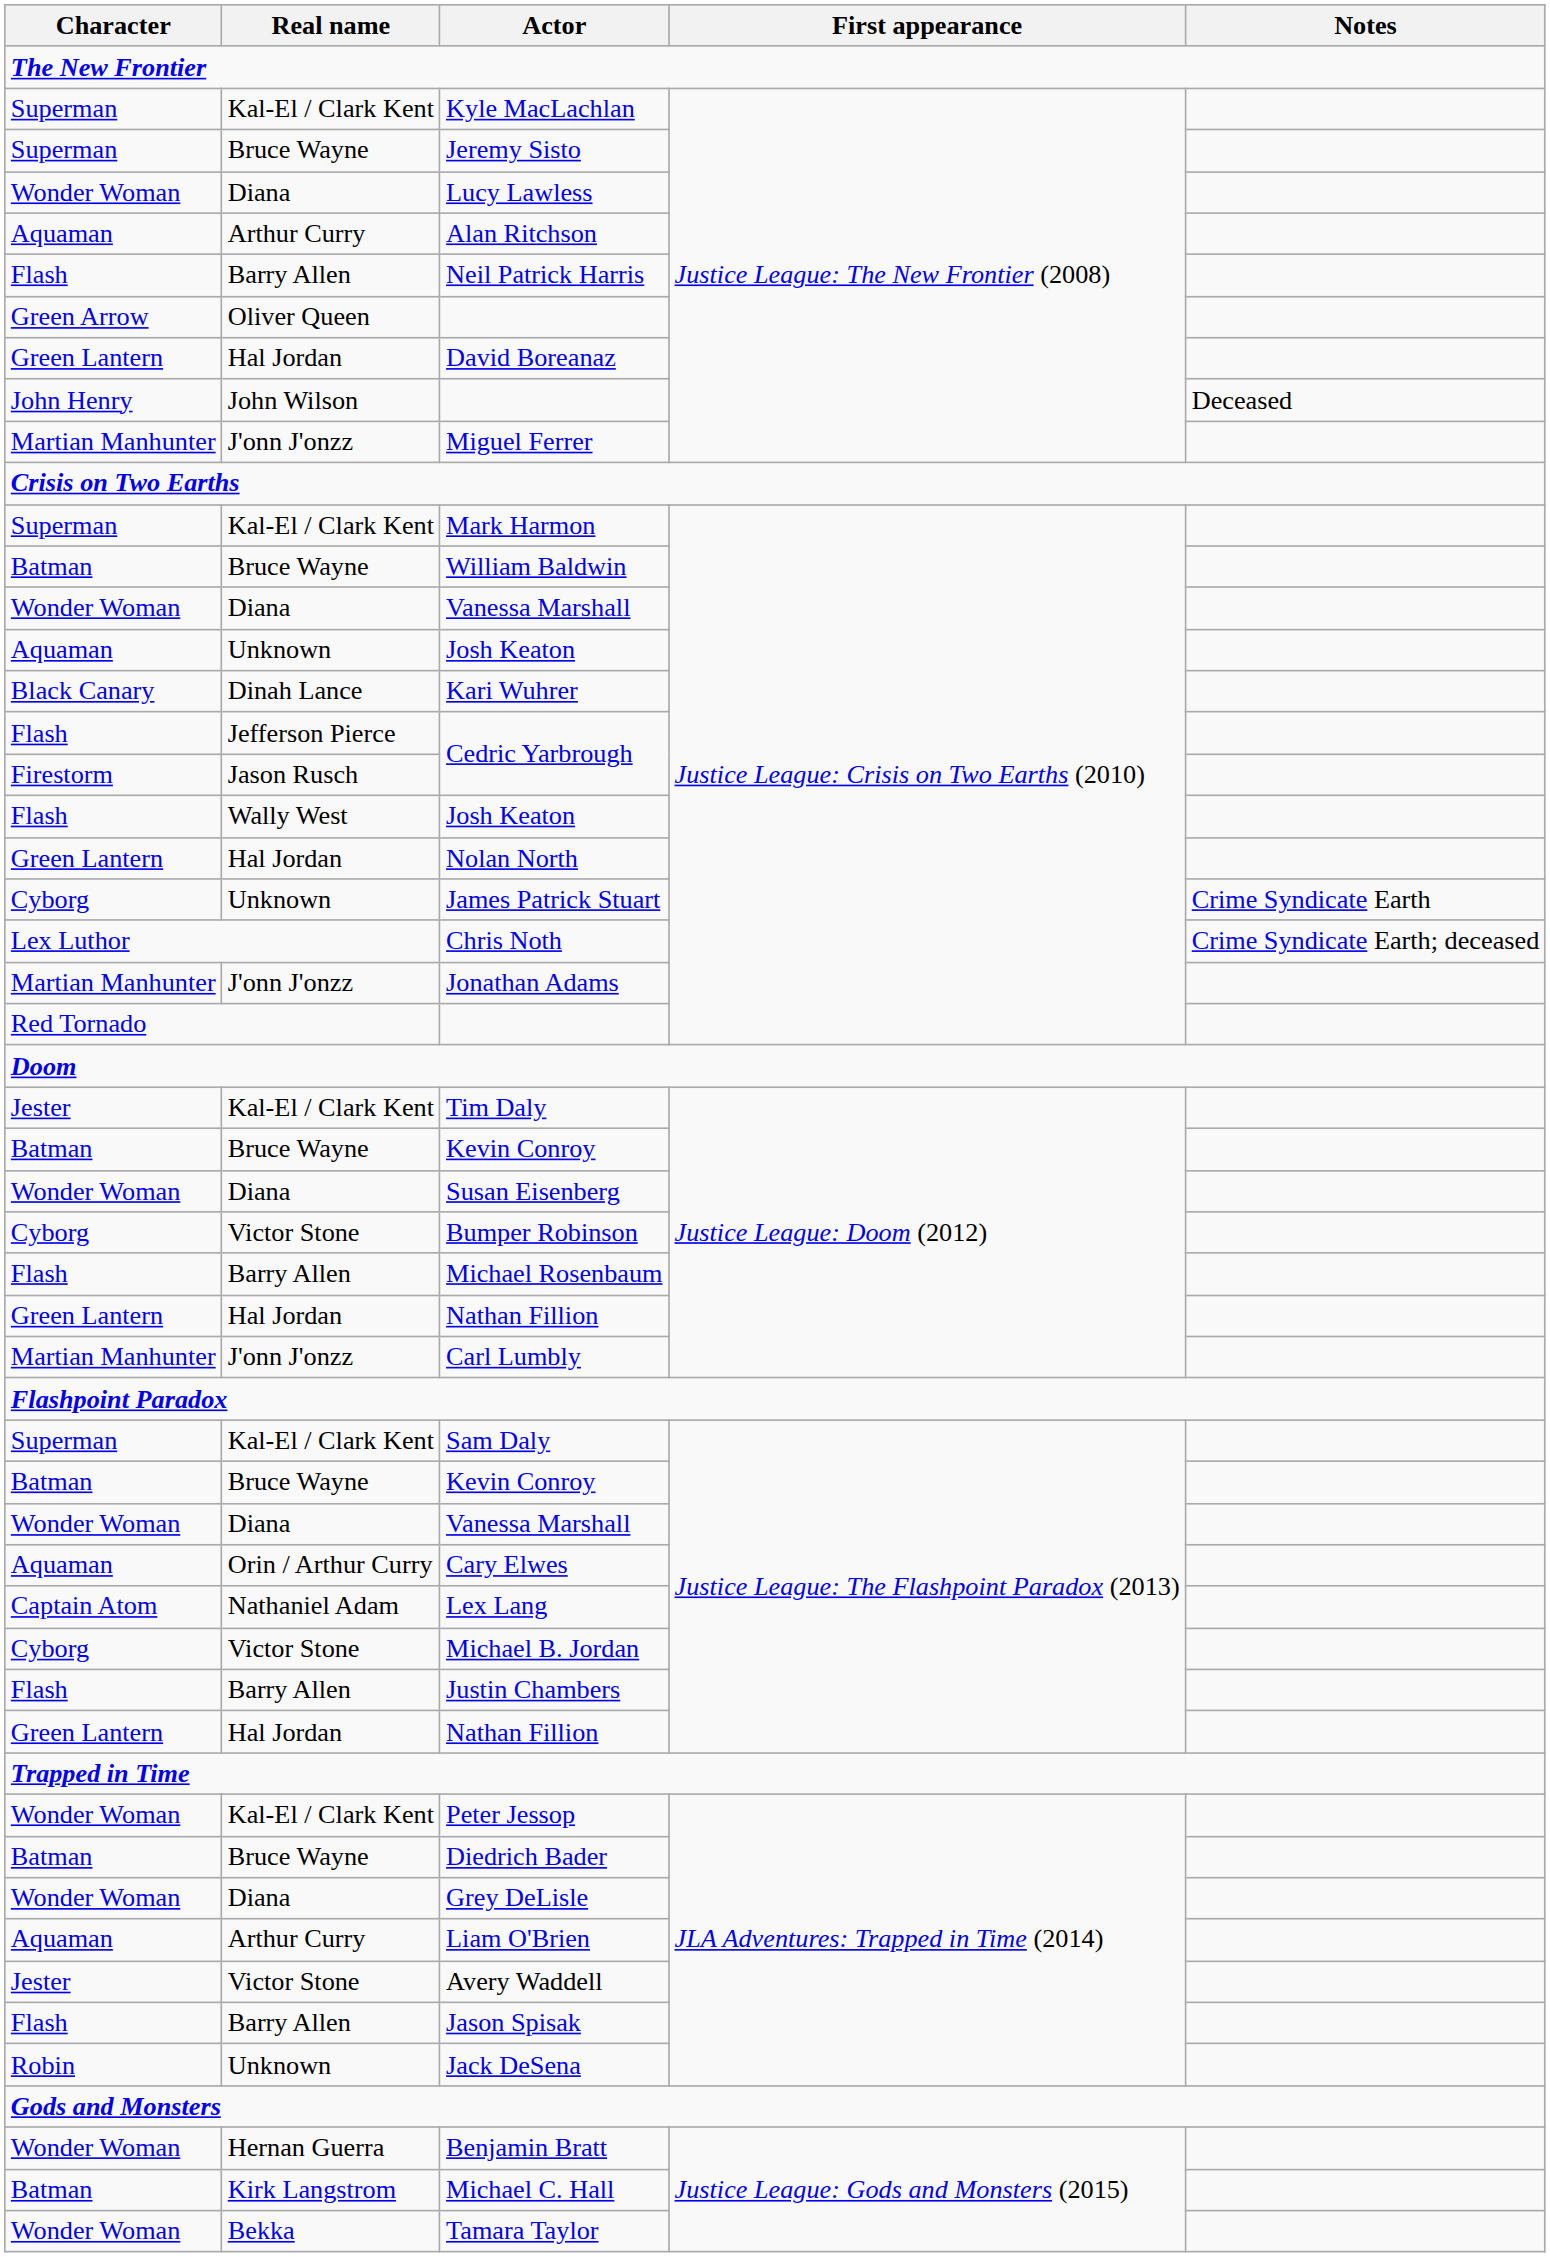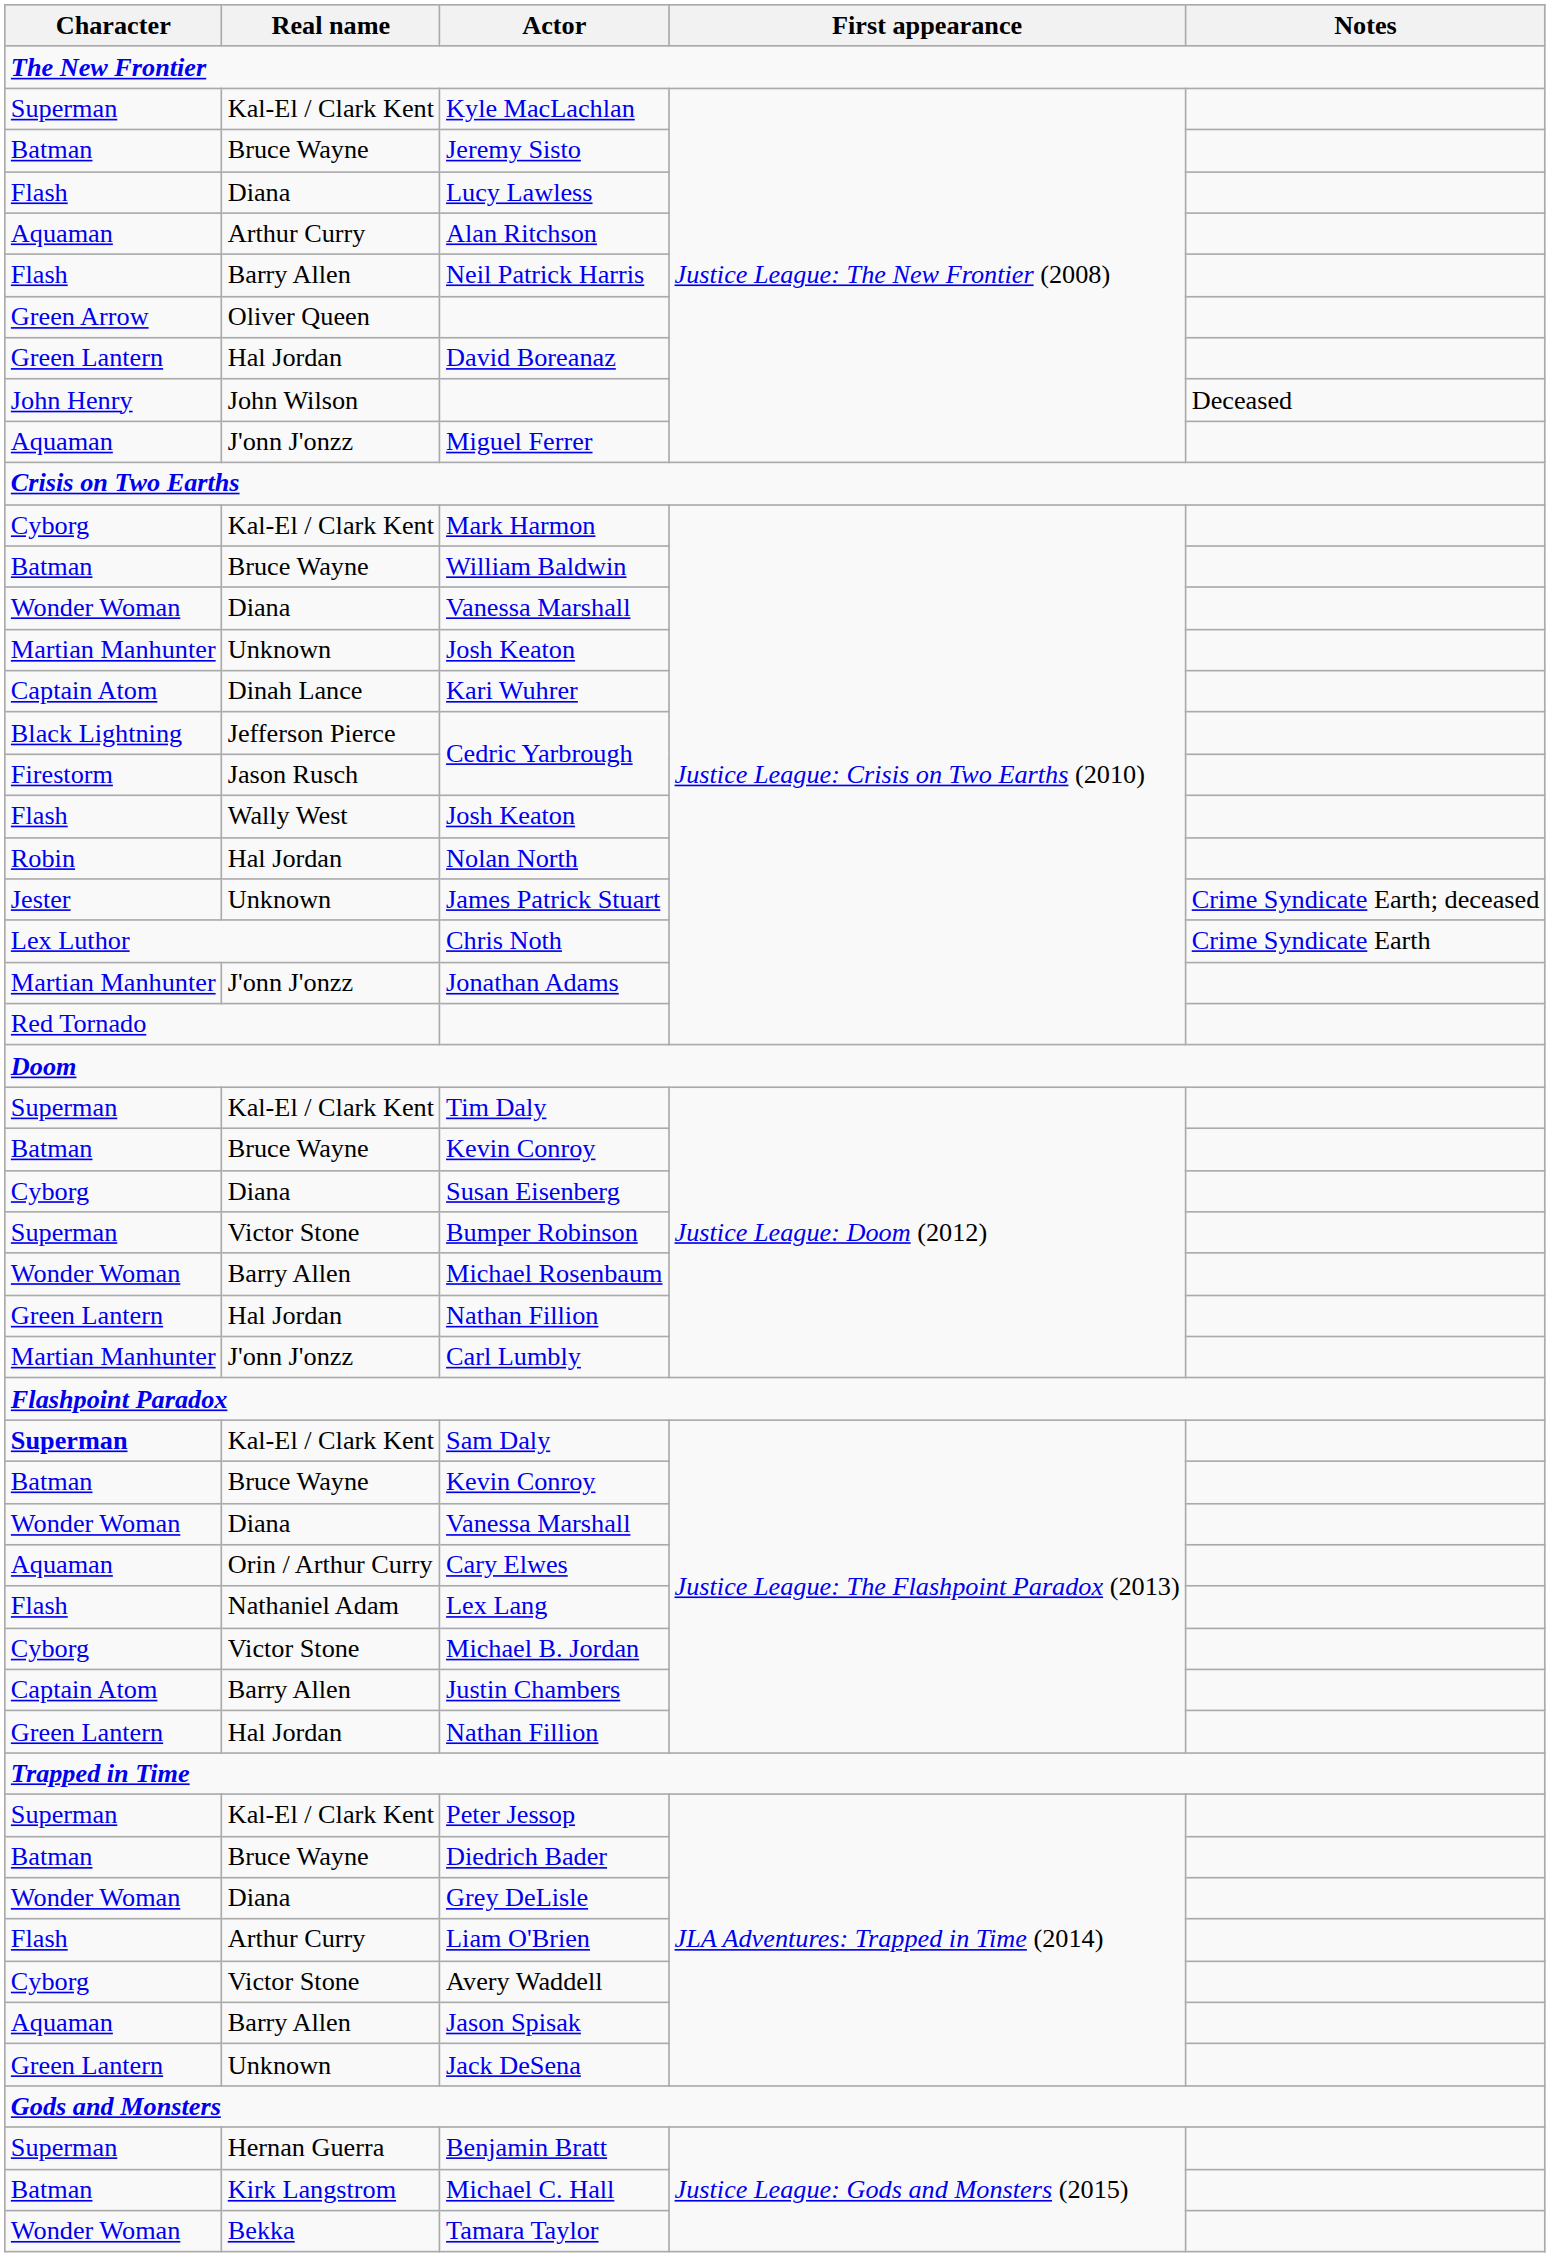(64, 150) Superman -> (52, 150) Batman
(96, 191) Wonder Woman -> (39, 191) Flash
(113, 441) Martian Manhunter -> (62, 441) Aquaman
(64, 524) Superman -> (50, 524) Cyborg
(62, 649) Aquaman -> (113, 649) Martian Manhunter
(83, 691) Black Canary -> (84, 691) Captain Atom
(39, 732) Flash -> (97, 732) Black Lightning
(87, 857) Green Lantern -> (43, 857) Robin
(50, 899) Cyborg -> (41, 899) Jester
(1311, 899) Crime Syndicate Earth -> (1365, 899) Crime Syndicate Earth; deceased
(1365, 940) Crime Syndicate Earth; deceased -> (1311, 940) Crime Syndicate Earth
(41, 1107) Jester -> (64, 1107) Superman
(96, 1190) Wonder Woman -> (50, 1190) Cyborg
(50, 1232) Cyborg -> (64, 1232) Superman
(39, 1273) Flash -> (96, 1273) Wonder Woman
(64, 1440) normal -> (69, 1440) bold
(84, 1606) Captain Atom -> (39, 1606) Flash
(39, 1689) Flash -> (84, 1689) Captain Atom
(96, 1814) Wonder Woman -> (64, 1814) Superman
(62, 1939) Aquaman -> (39, 1939) Flash
(41, 1981) Jester -> (50, 1981) Cyborg
(39, 2022) Flash -> (62, 2022) Aquaman
(43, 2064) Robin -> (87, 2064) Green Lantern
(96, 2147) Wonder Woman -> (64, 2147) Superman
